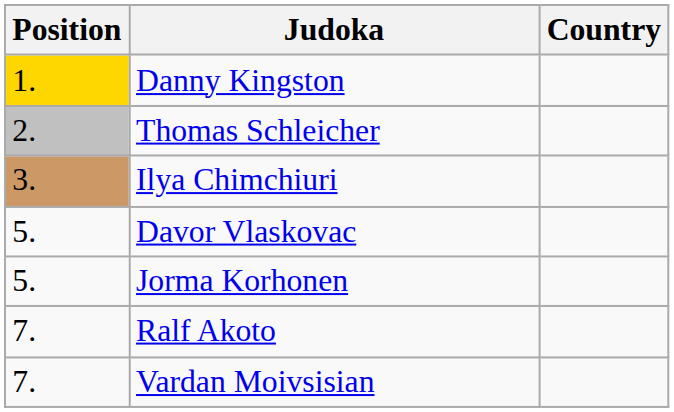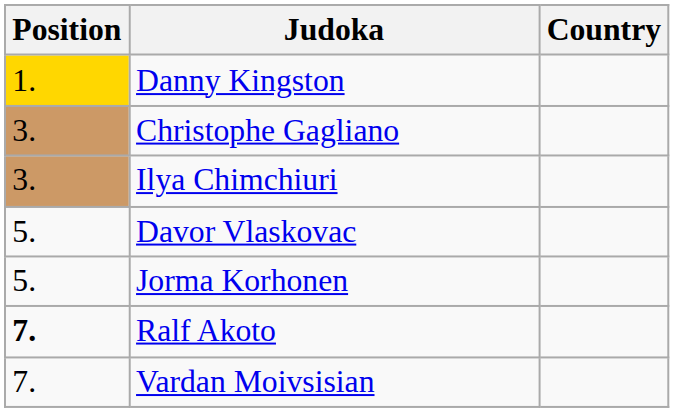- row: (258, 130)
+ row: (268, 130)
(24, 331) normal -> (24, 331) bold
